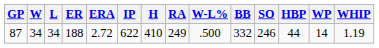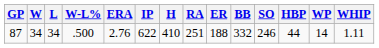columns swapped: (210, 14) <-> (74, 14)
(102, 33) 2.72 -> (120, 33) 2.76
(177, 33) 249 -> (195, 33) 251
(354, 33) 1.19 -> (354, 33) 1.11
